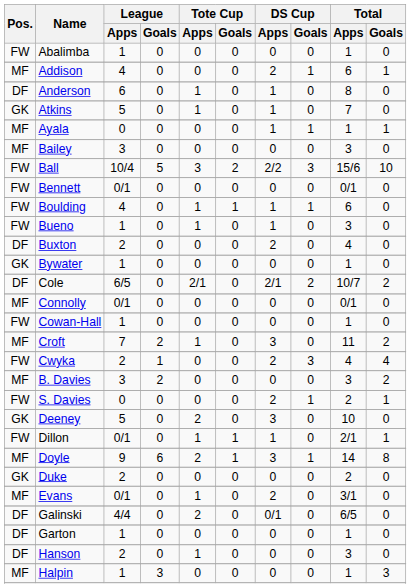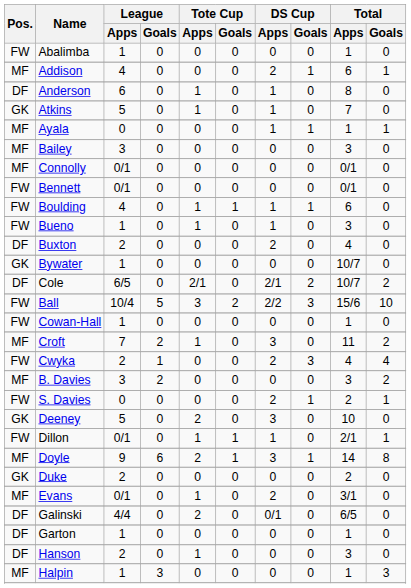rows swapped: (49, 168) <-> (62, 303)
(348, 264) 1 -> (348, 264) 10/7
